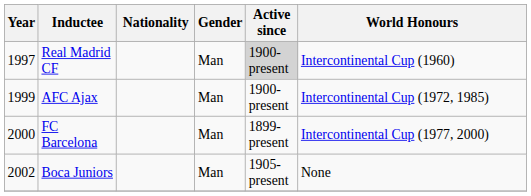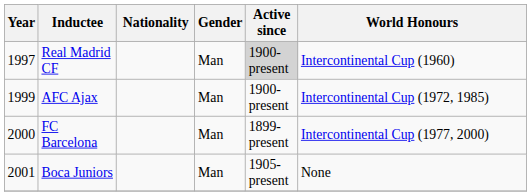(21, 172) 2002 -> (21, 172) 2001
